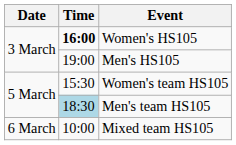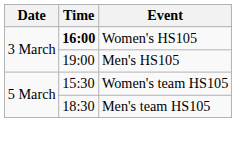(78, 106) lightblue background -> (78, 106) no background
- row: (158, 128)
